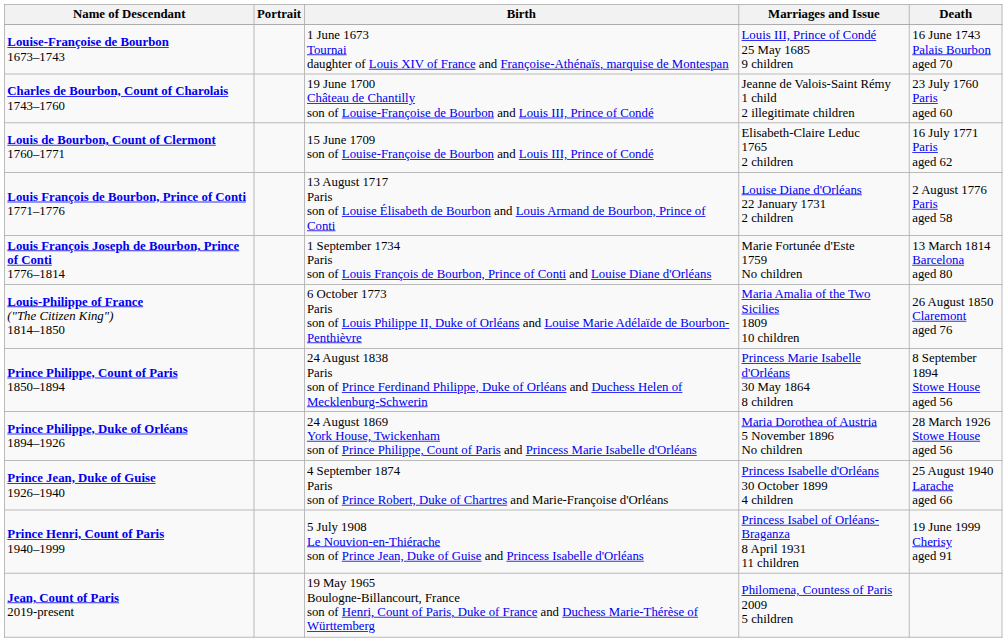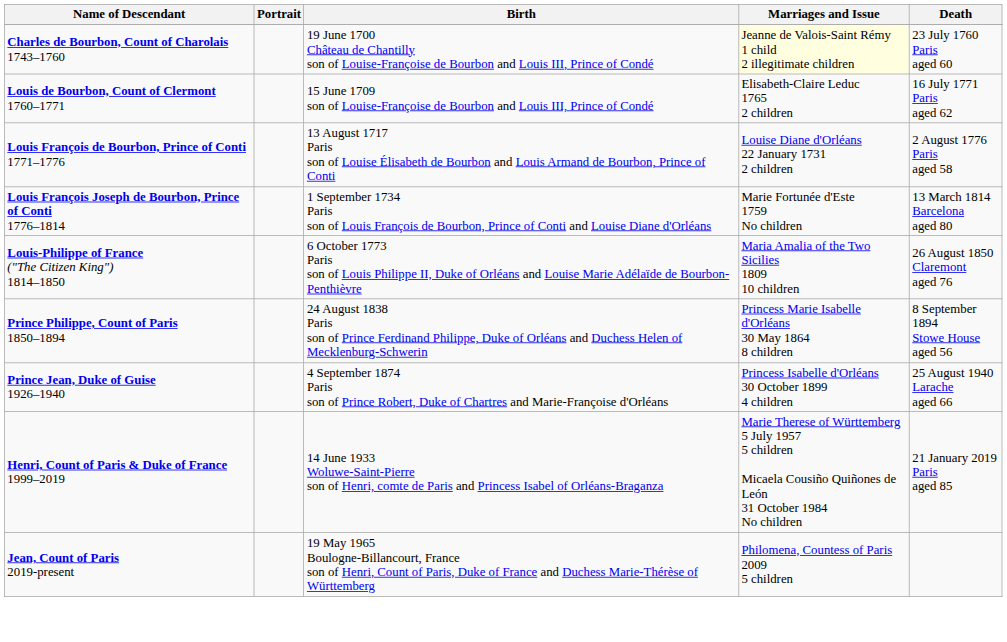- row: (88, 49)
(816, 98) no background -> (816, 49) lightyellow background
- row: (97, 436)
- row: (86, 541)
+ row: (117, 472)
